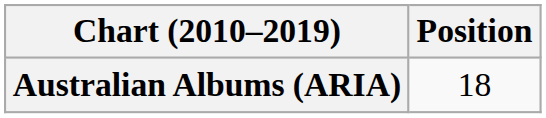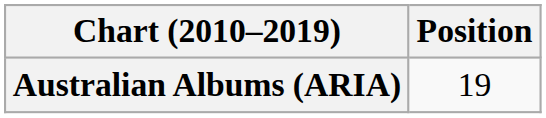(474, 84) 18 -> (474, 84) 19
